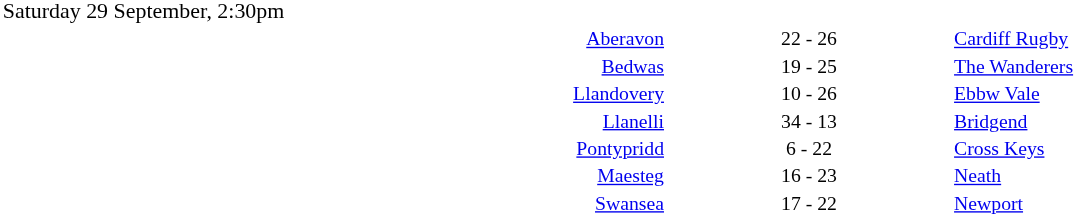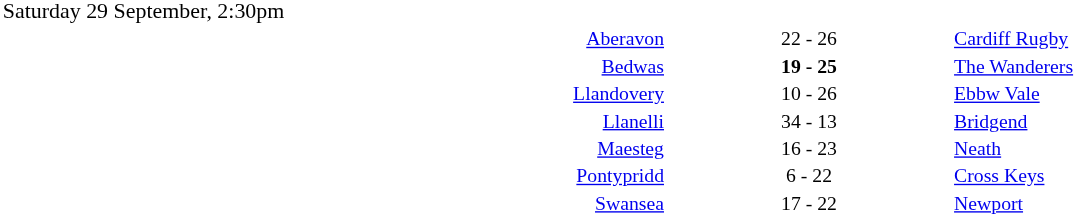(809, 66) normal -> (809, 66) bold
rows swapped: (631, 176) <-> (620, 148)
